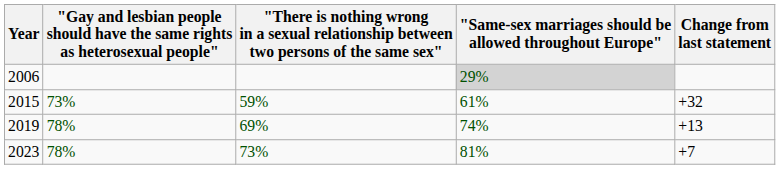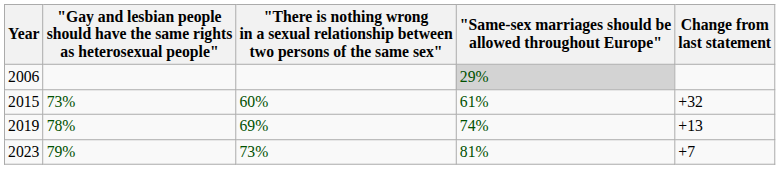(254, 101) 59% -> (254, 101) 60%
(61, 151) 78% -> (61, 151) 79%
